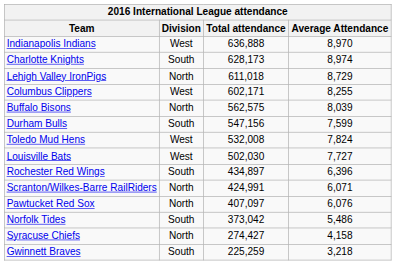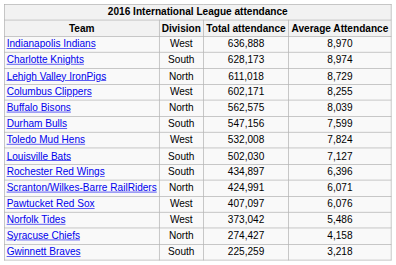(181, 156) West -> (181, 156) South
(340, 156) 7,727 -> (340, 156) 7,127
(181, 204) North -> (181, 204) West
(181, 220) South -> (181, 220) West
